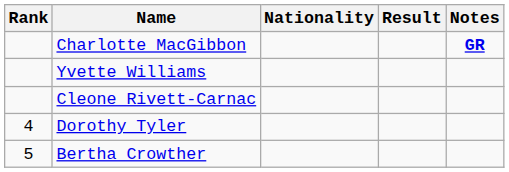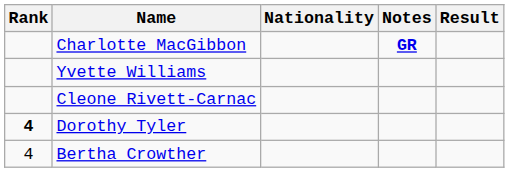columns swapped: (412, 18) <-> (475, 18)
(29, 127) normal -> (29, 127) bold
(29, 154) 5 -> (29, 154) 4
